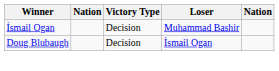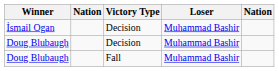(188, 43) İsmail Ogan -> (202, 43) Muhammad Bashir
+ row: (38, 58)
